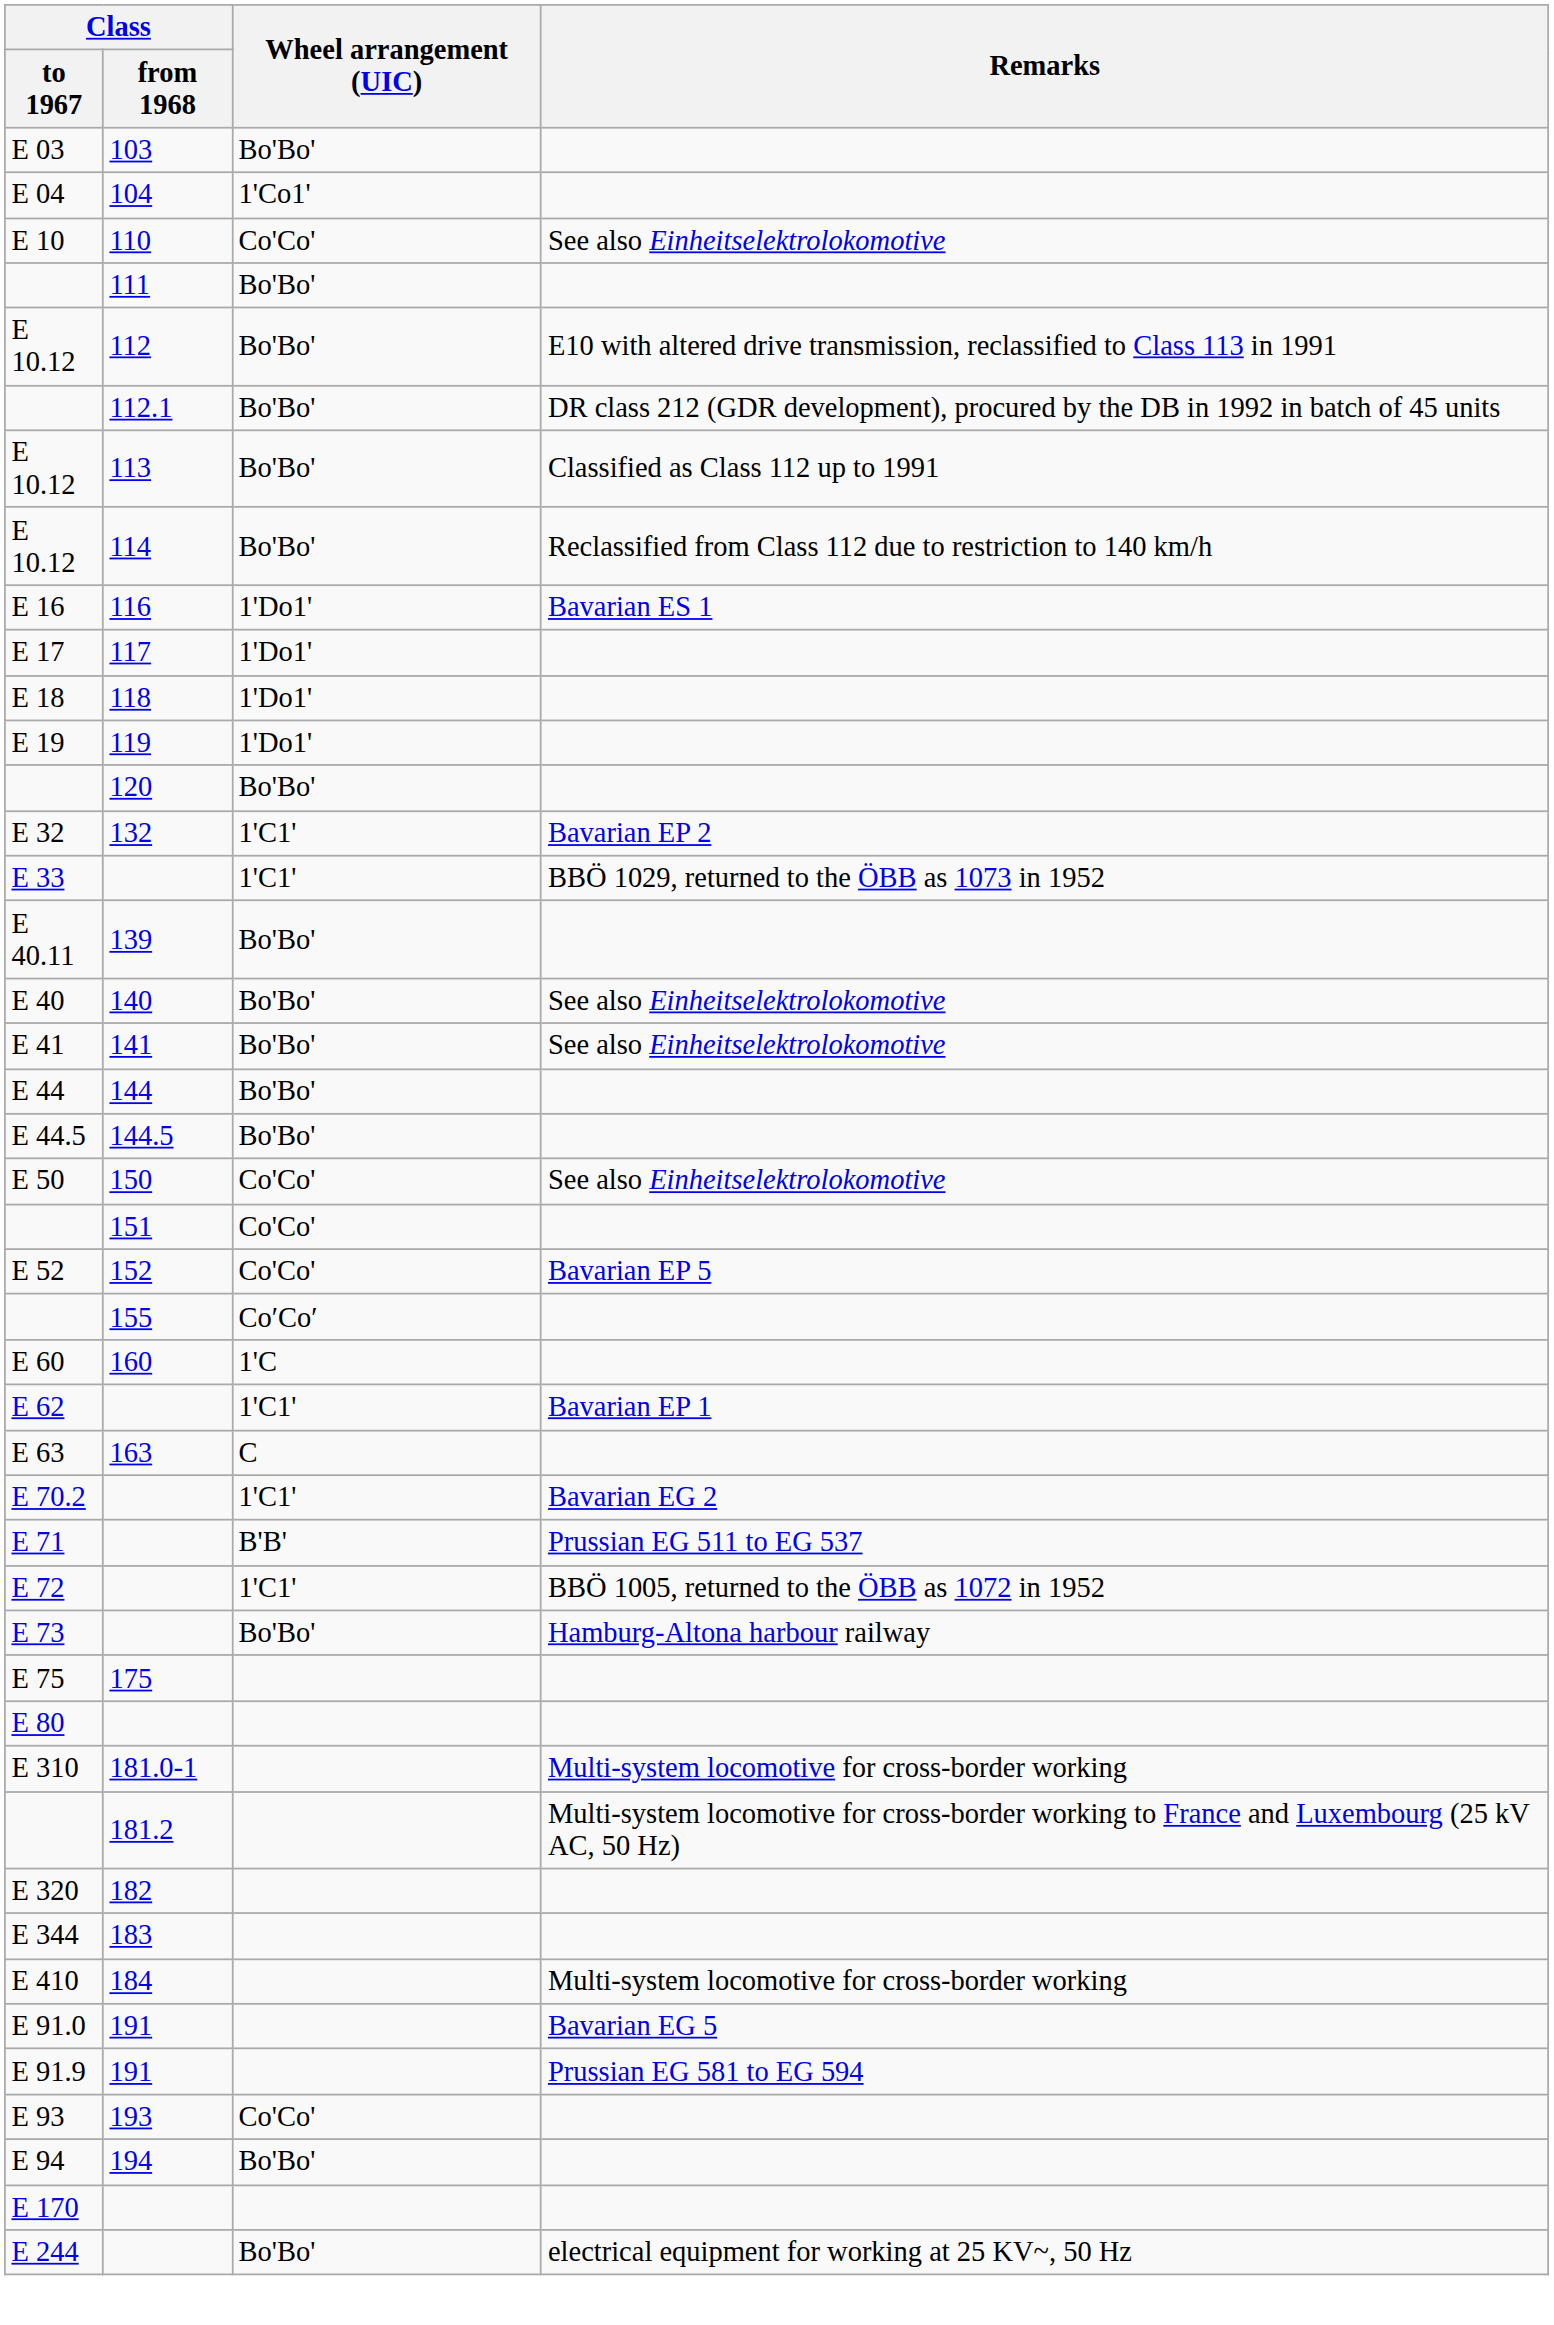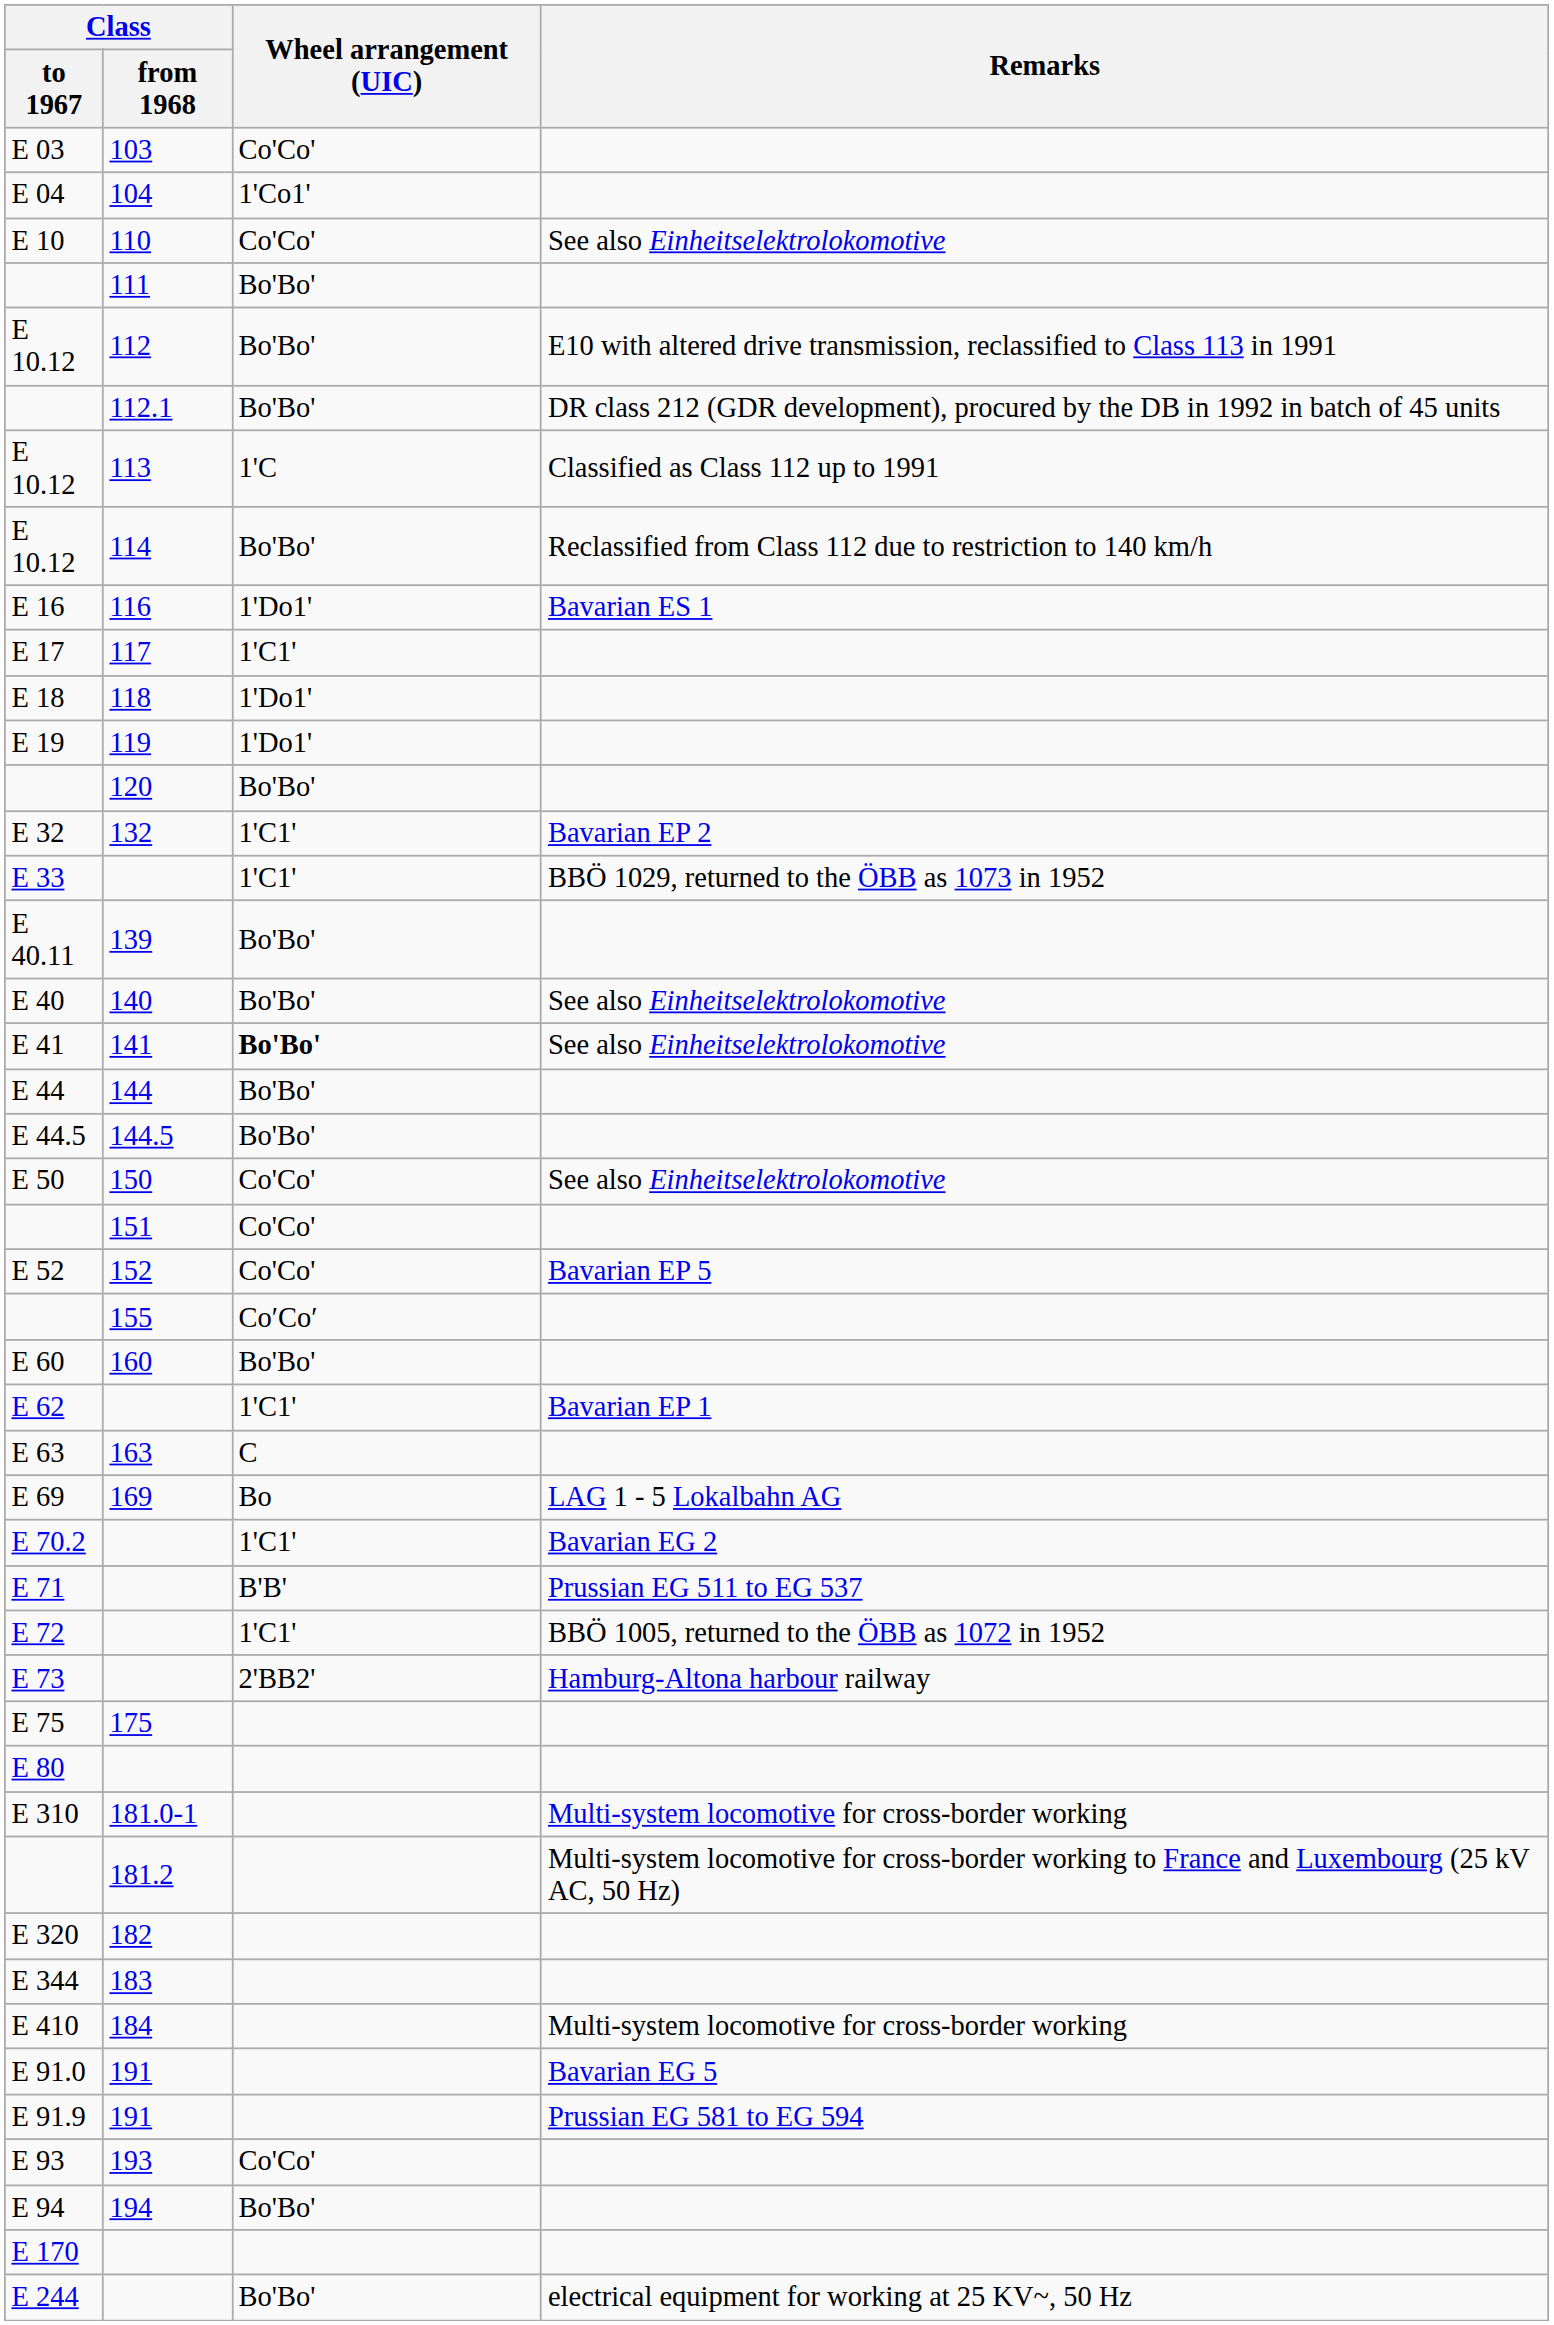(277, 149) Bo'Bo' -> (277, 149) Co'Co'
(277, 468) Bo'Bo' -> (258, 468) 1'C
(275, 652) 1'Do1' -> (267, 652) 1'C1'
(277, 1045) normal -> (280, 1045) bold
(258, 1361) 1'C -> (277, 1361) Bo'Bo'
+ row: (38, 1497)
(277, 1632) Bo'Bo' -> (277, 1677) 2'BB2'
